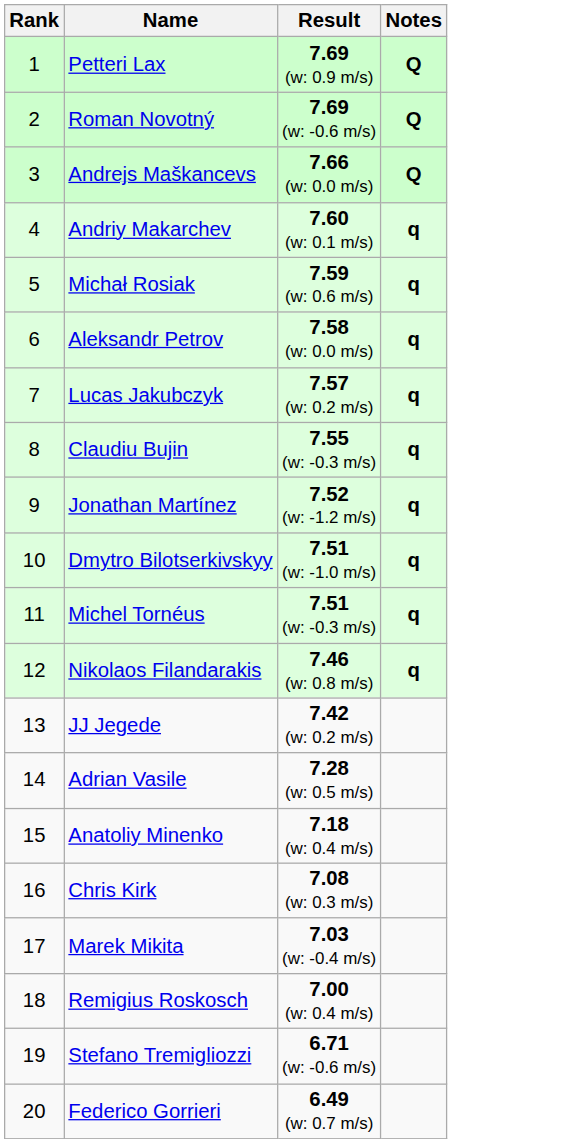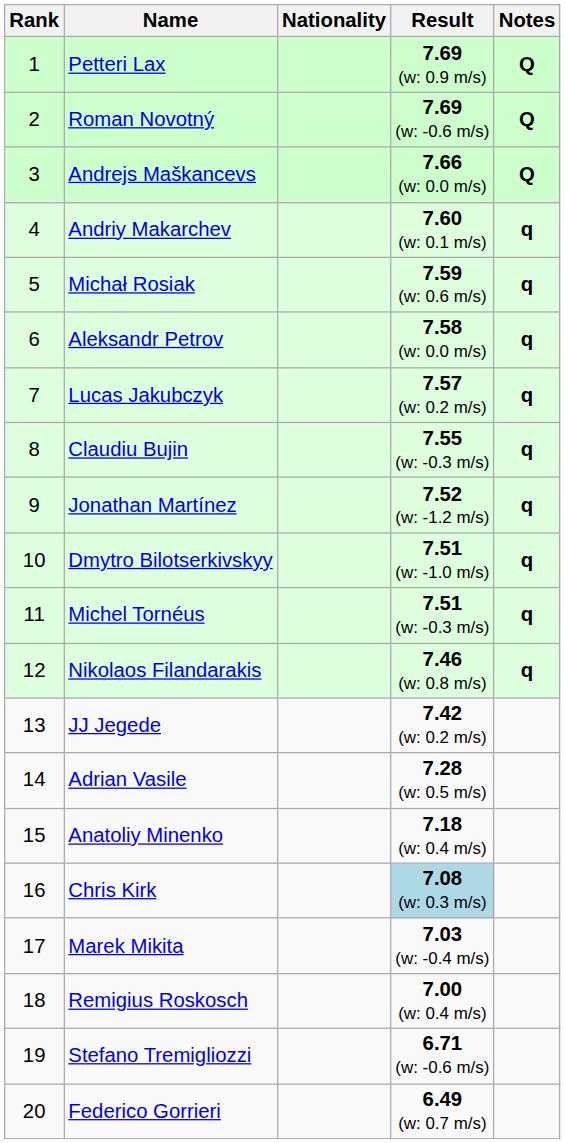+ column: (334, 20)
(329, 890) no background -> (442, 890) lightblue background
